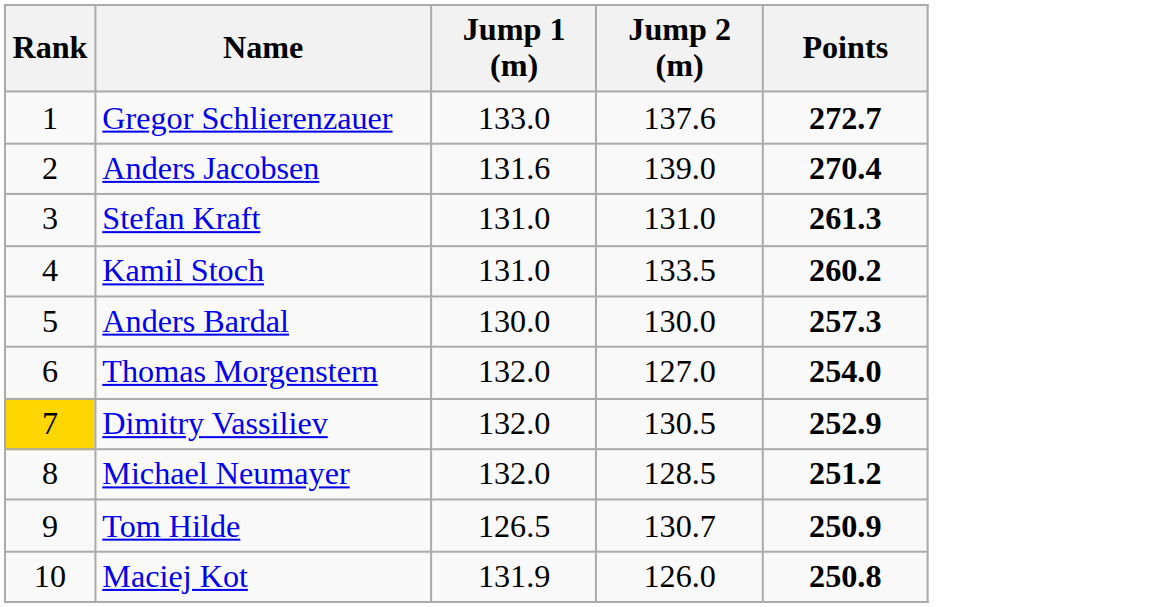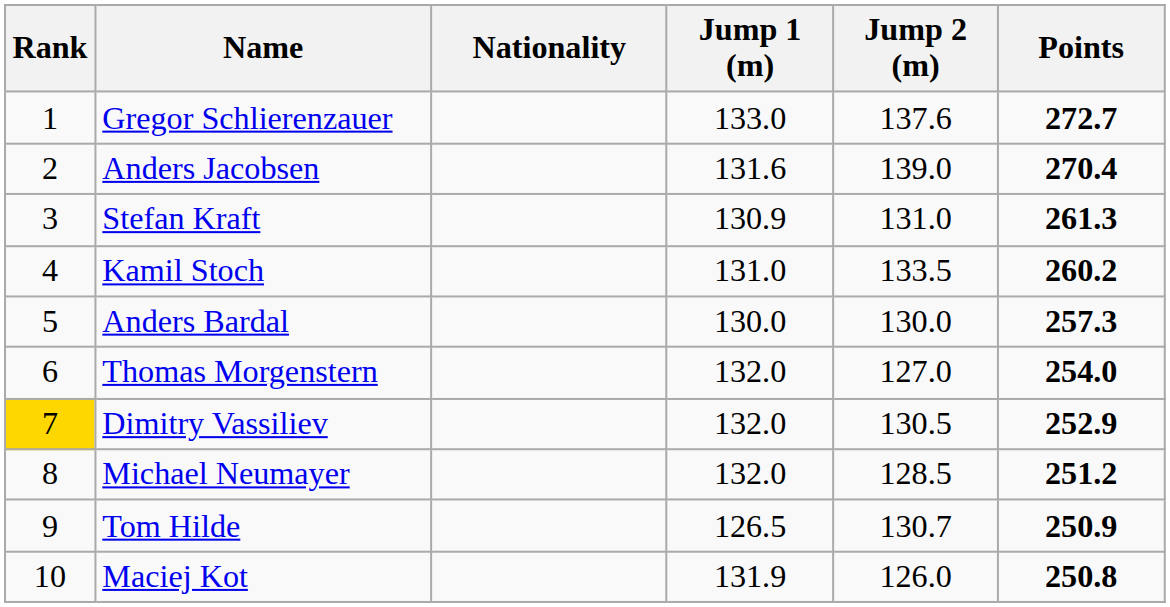+ column: (549, 48)
(514, 219) 131.0 -> (750, 219) 130.9
